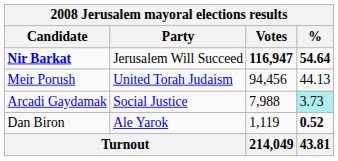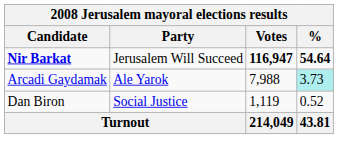- row: (41, 79)
(150, 101) Social Justice -> (141, 79) Ale Yarok
(141, 123) Ale Yarok -> (150, 101) Social Justice
(312, 123) bold -> (312, 101) normal
